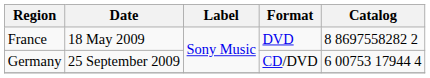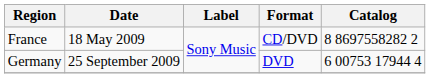(278, 38) DVD -> (290, 38) CD/DVD
(290, 61) CD/DVD -> (278, 61) DVD
